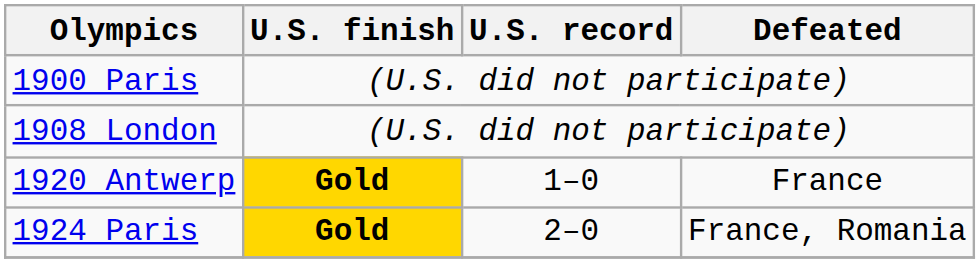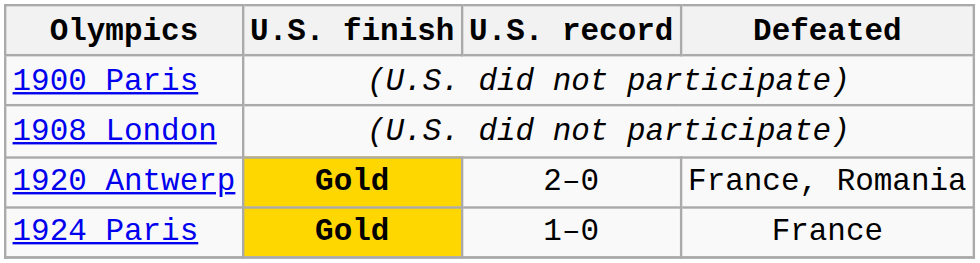(571, 182) 1–0 -> (571, 182) 2–0
(827, 182) France -> (827, 182) France, Romania
(571, 232) 2–0 -> (571, 232) 1–0
(827, 232) France, Romania -> (827, 232) France
